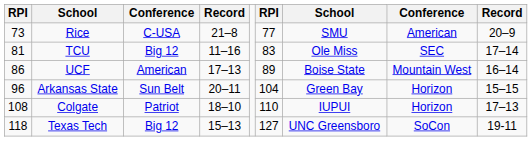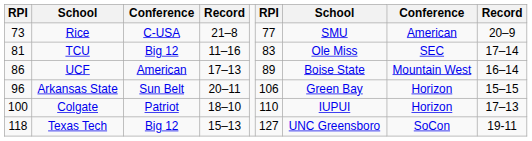(269, 88) 104 -> (269, 88) 106
(18, 107) 108 -> (18, 107) 100
